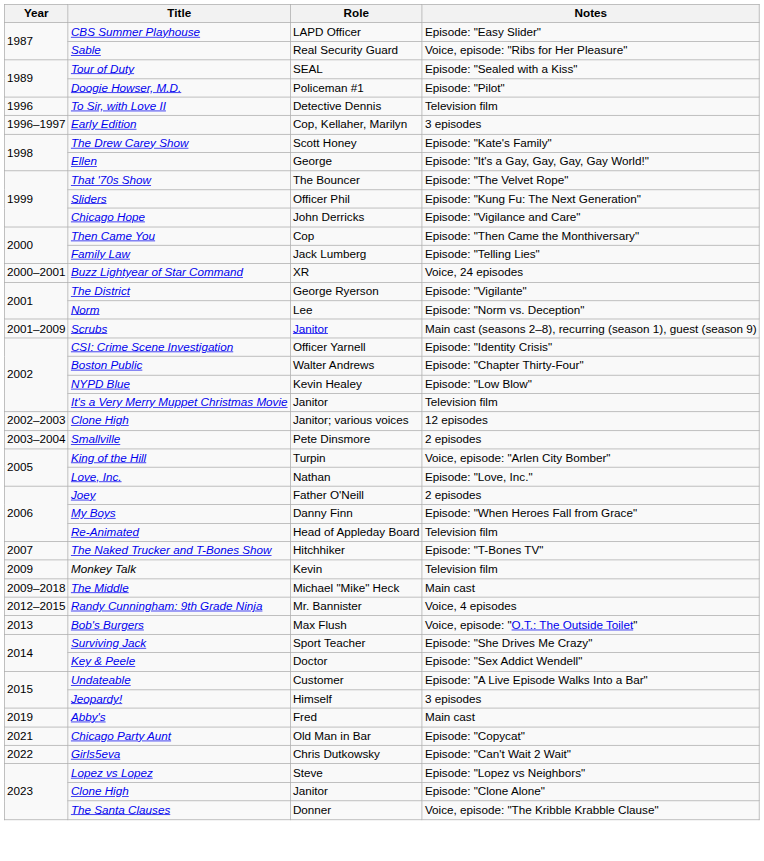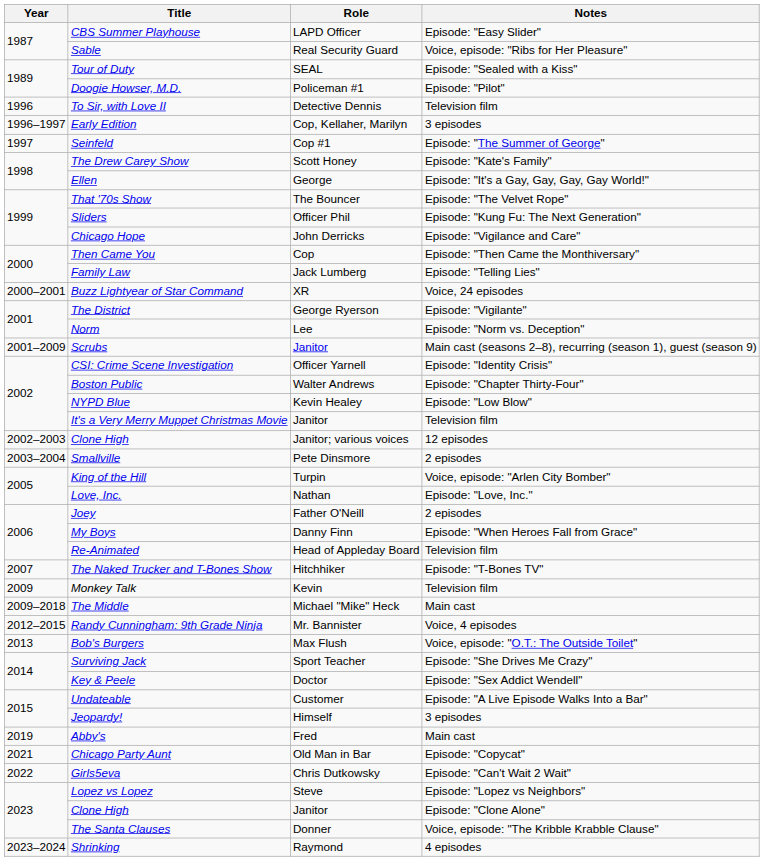+ row: (92, 143)
+ row: (95, 847)
